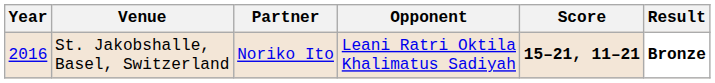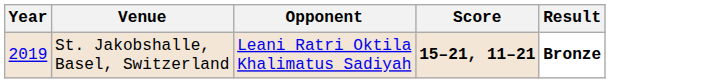- column: (286, 18)
(28, 55) 2016 -> (28, 55) 2019
